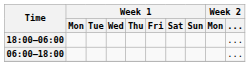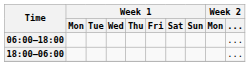rows swapped: (35, 54) <-> (35, 40)
